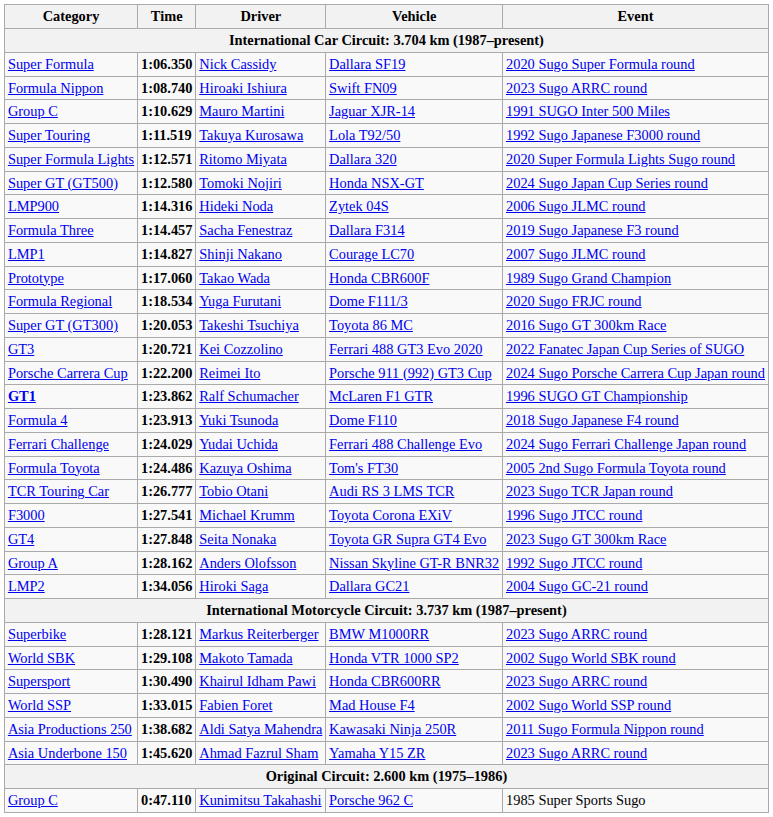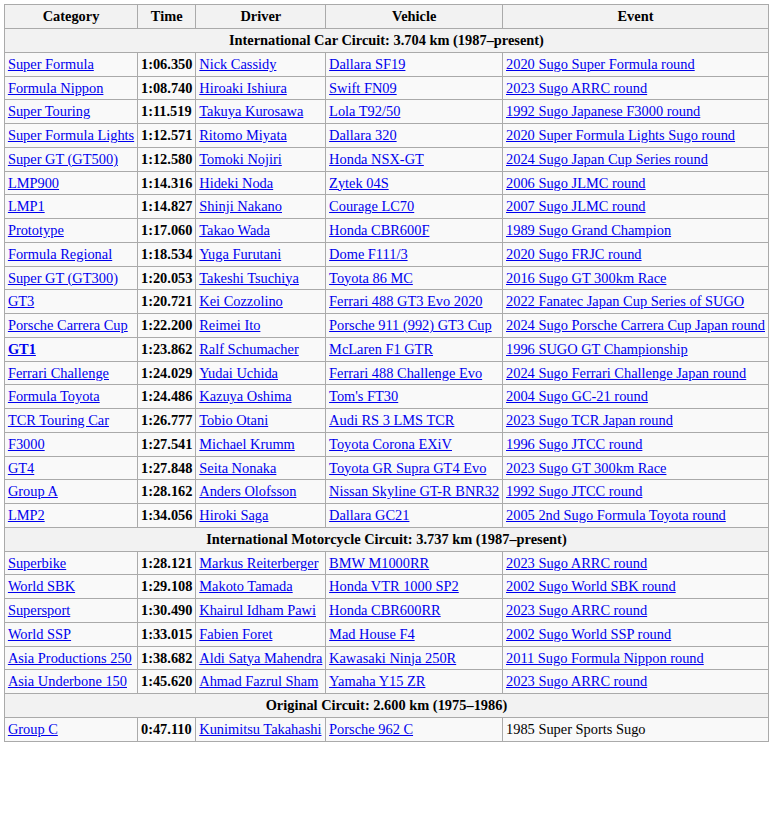- row: (242, 111)
- row: (246, 230)
- row: (239, 420)
(616, 468) 2005 2nd Sugo Formula Toyota round -> (577, 396) 2004 Sugo GC-21 round
(577, 586) 2004 Sugo GC-21 round -> (616, 515) 2005 2nd Sugo Formula Toyota round
